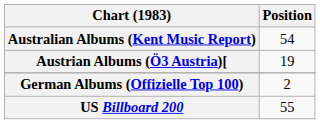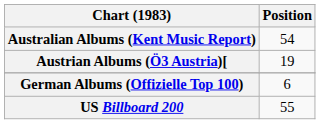(287, 84) 2 -> (287, 84) 6
